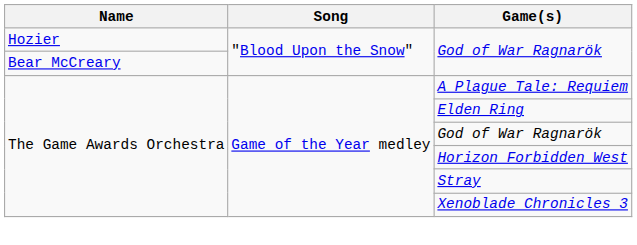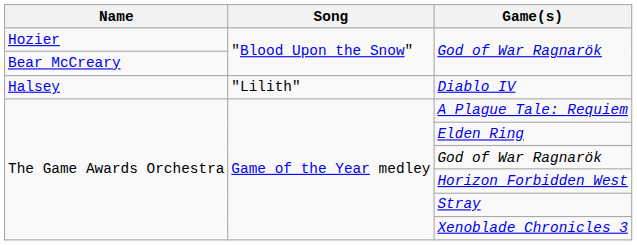+ row: (34, 87)
